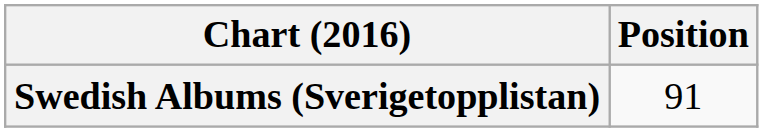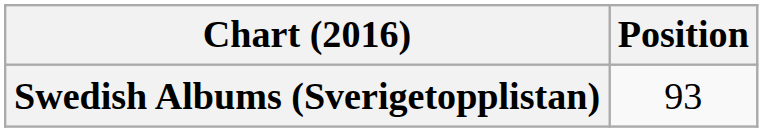(683, 95) 91 -> (683, 95) 93
